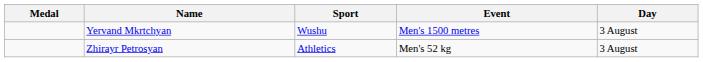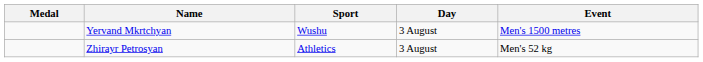columns swapped: (497, 13) <-> (647, 13)
